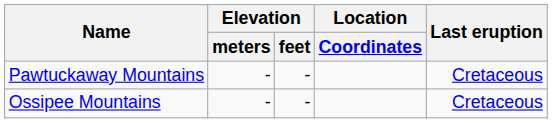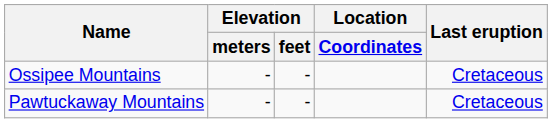rows swapped: (106, 74) <-> (85, 103)
